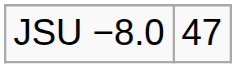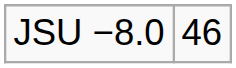(202, 33) 47 -> (202, 33) 46
